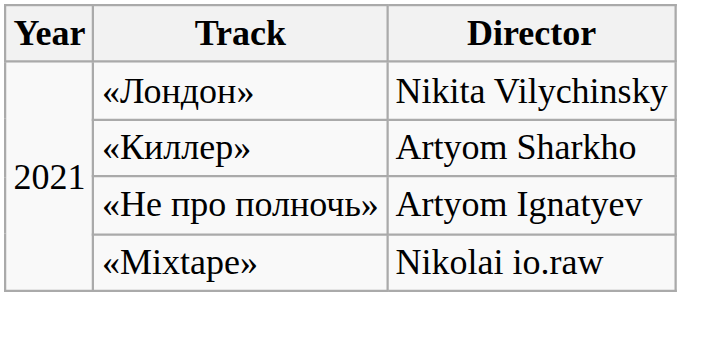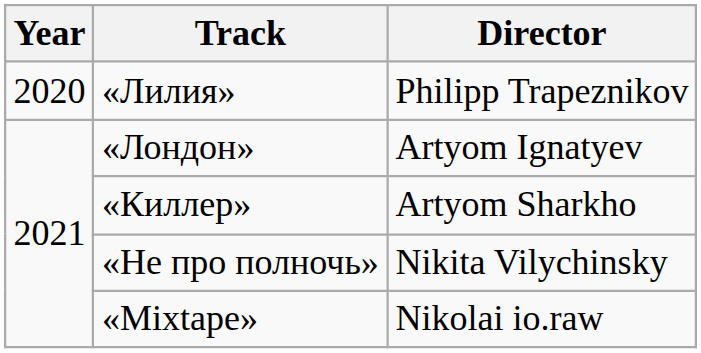+ row: (169, 90)
(532, 90) Nikita Vilychinsky -> (519, 147) Artyom Ignatyev
(519, 204) Artyom Ignatyev -> (532, 261) Nikita Vilychinsky
